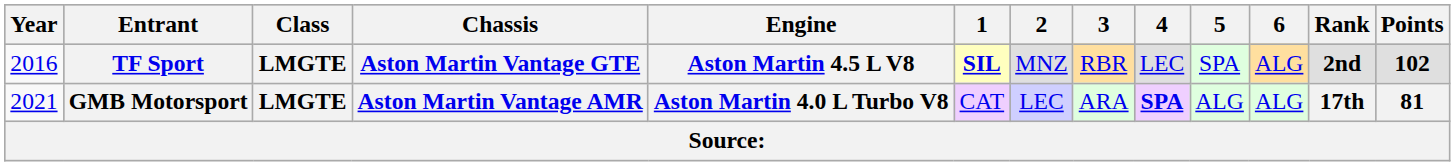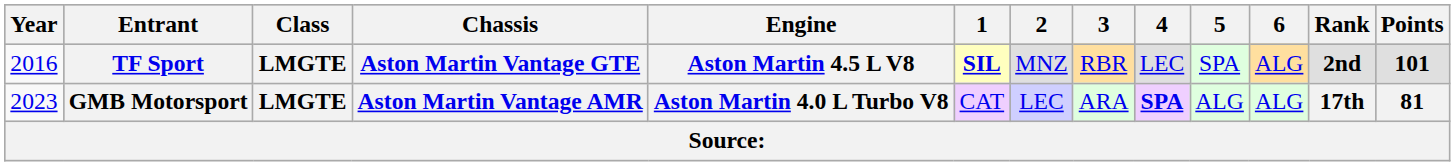(1412, 63) 102 -> (1412, 63) 101
(34, 102) 2021 -> (34, 102) 2023
